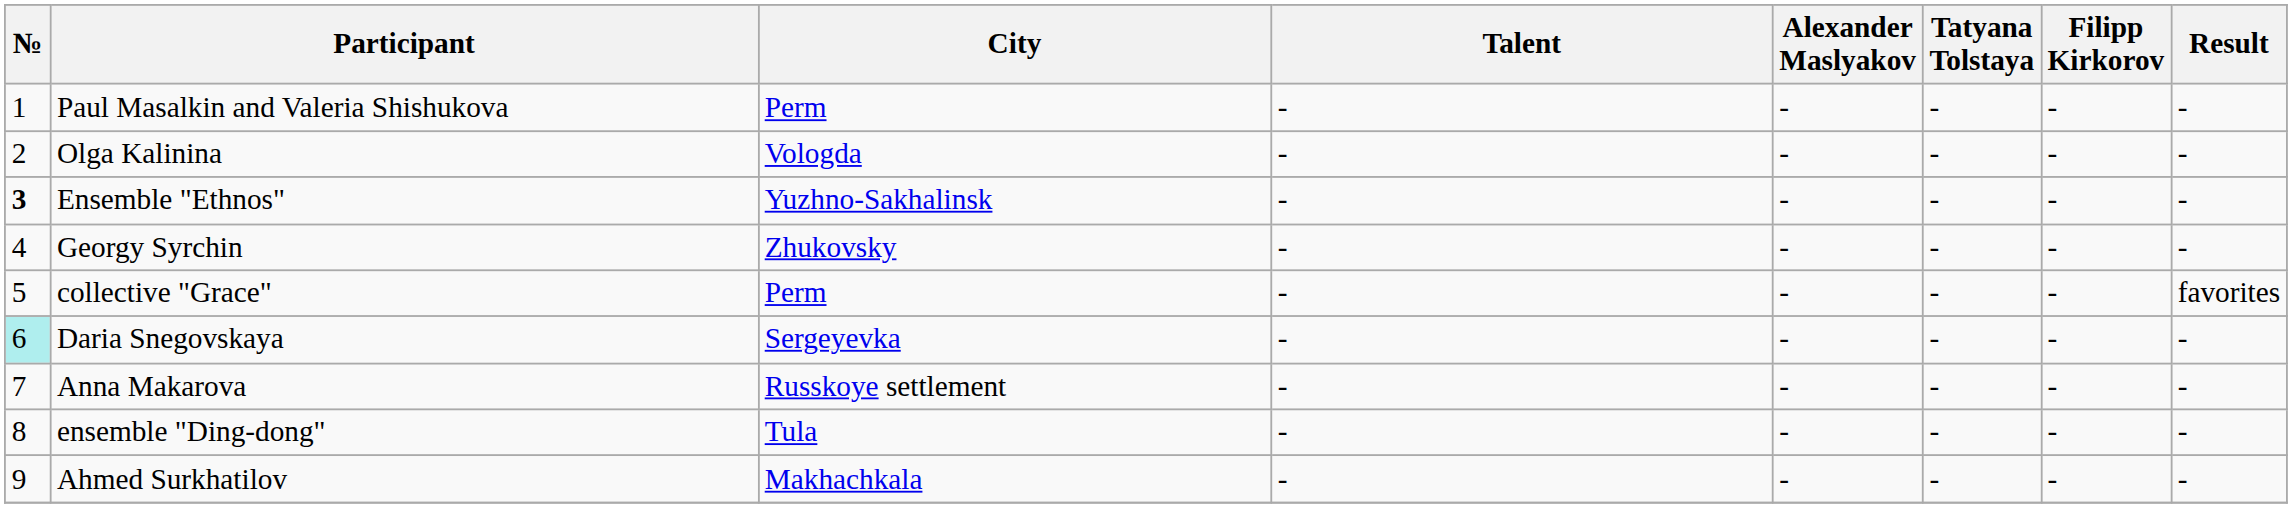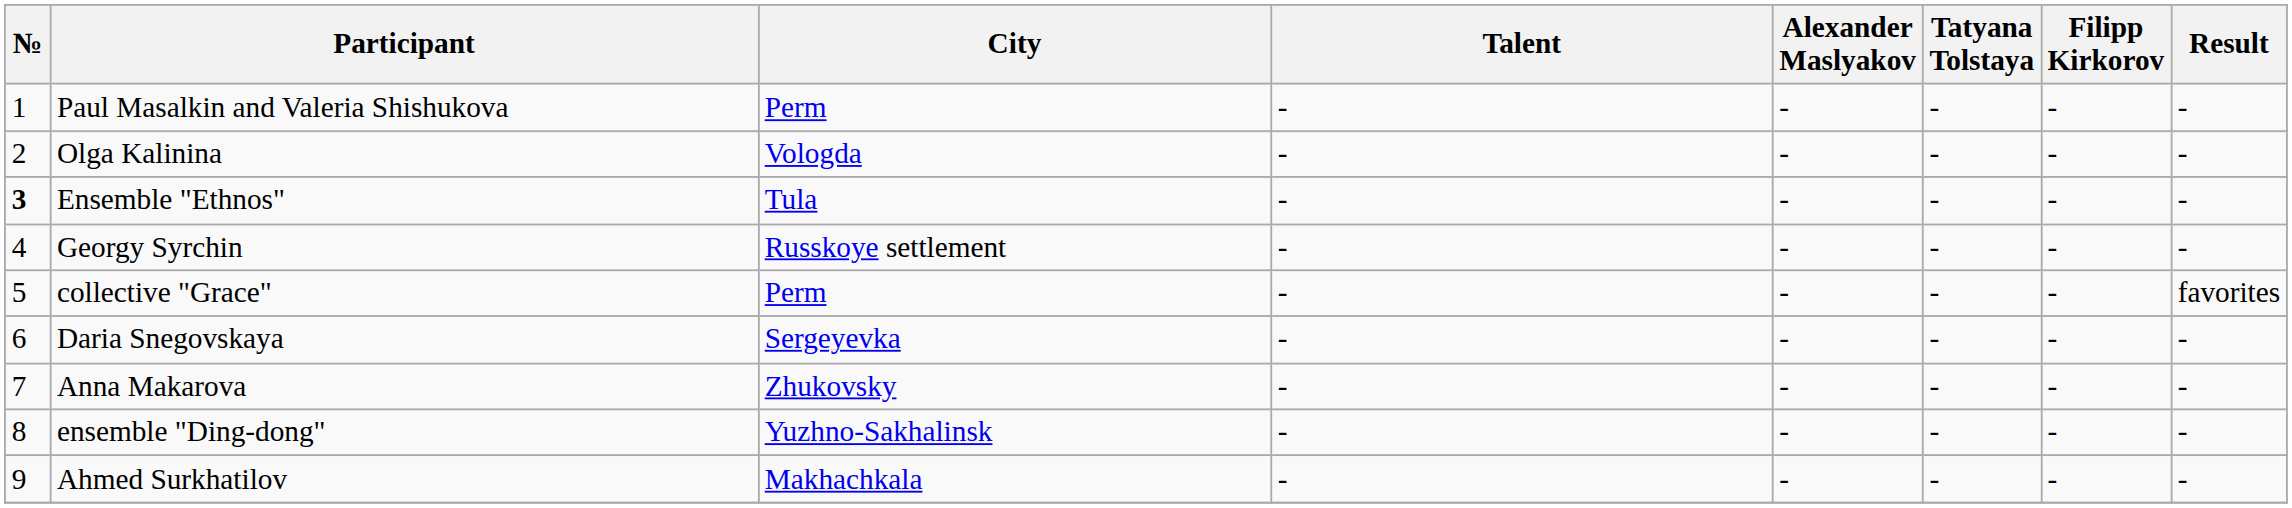(879, 199) Yuzhno-Sakhalinsk -> (791, 199) Tula
(831, 246) Zhukovsky -> (885, 246) Russkoye settlement
(19, 339) paleturquoise background -> (19, 339) no background
(885, 385) Russkoye settlement -> (831, 385) Zhukovsky
(791, 432) Tula -> (879, 432) Yuzhno-Sakhalinsk
